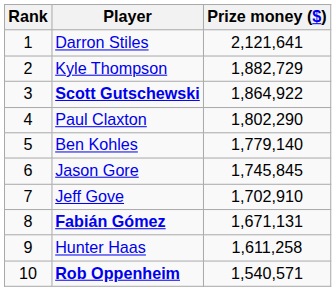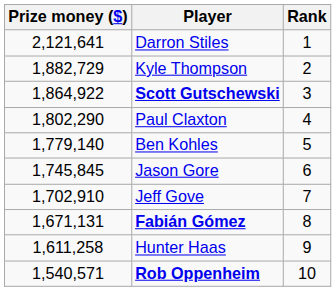columns swapped: (28, 17) <-> (267, 17)
